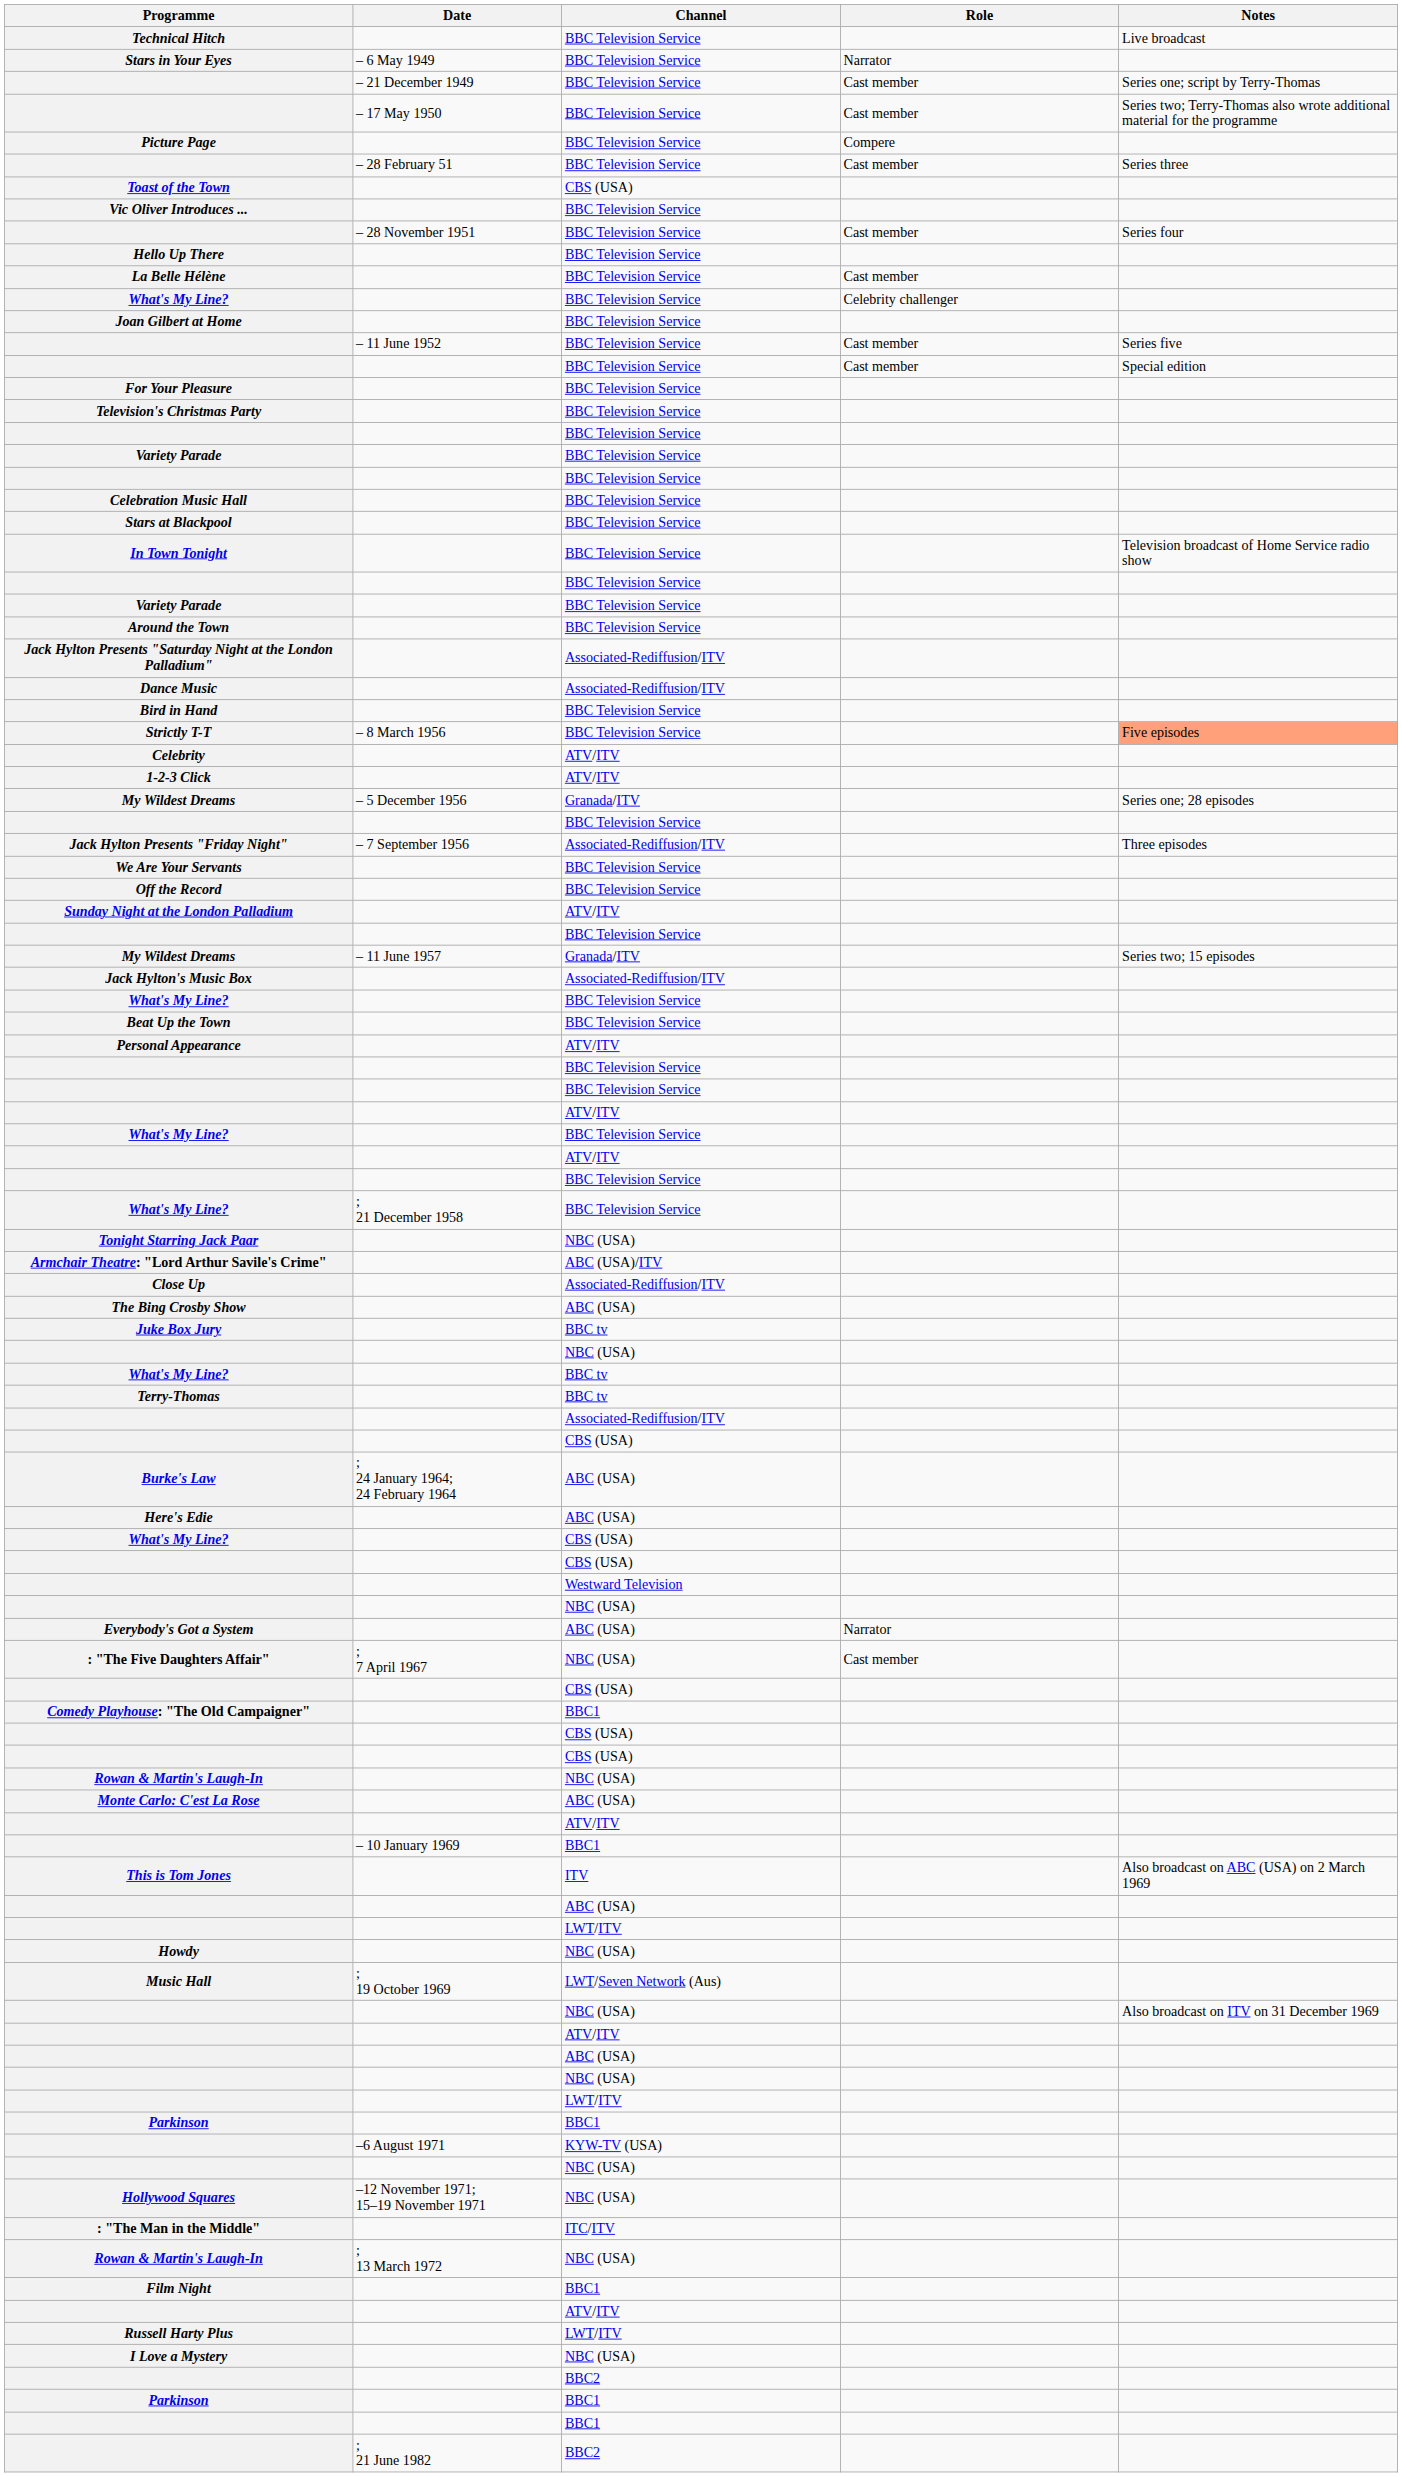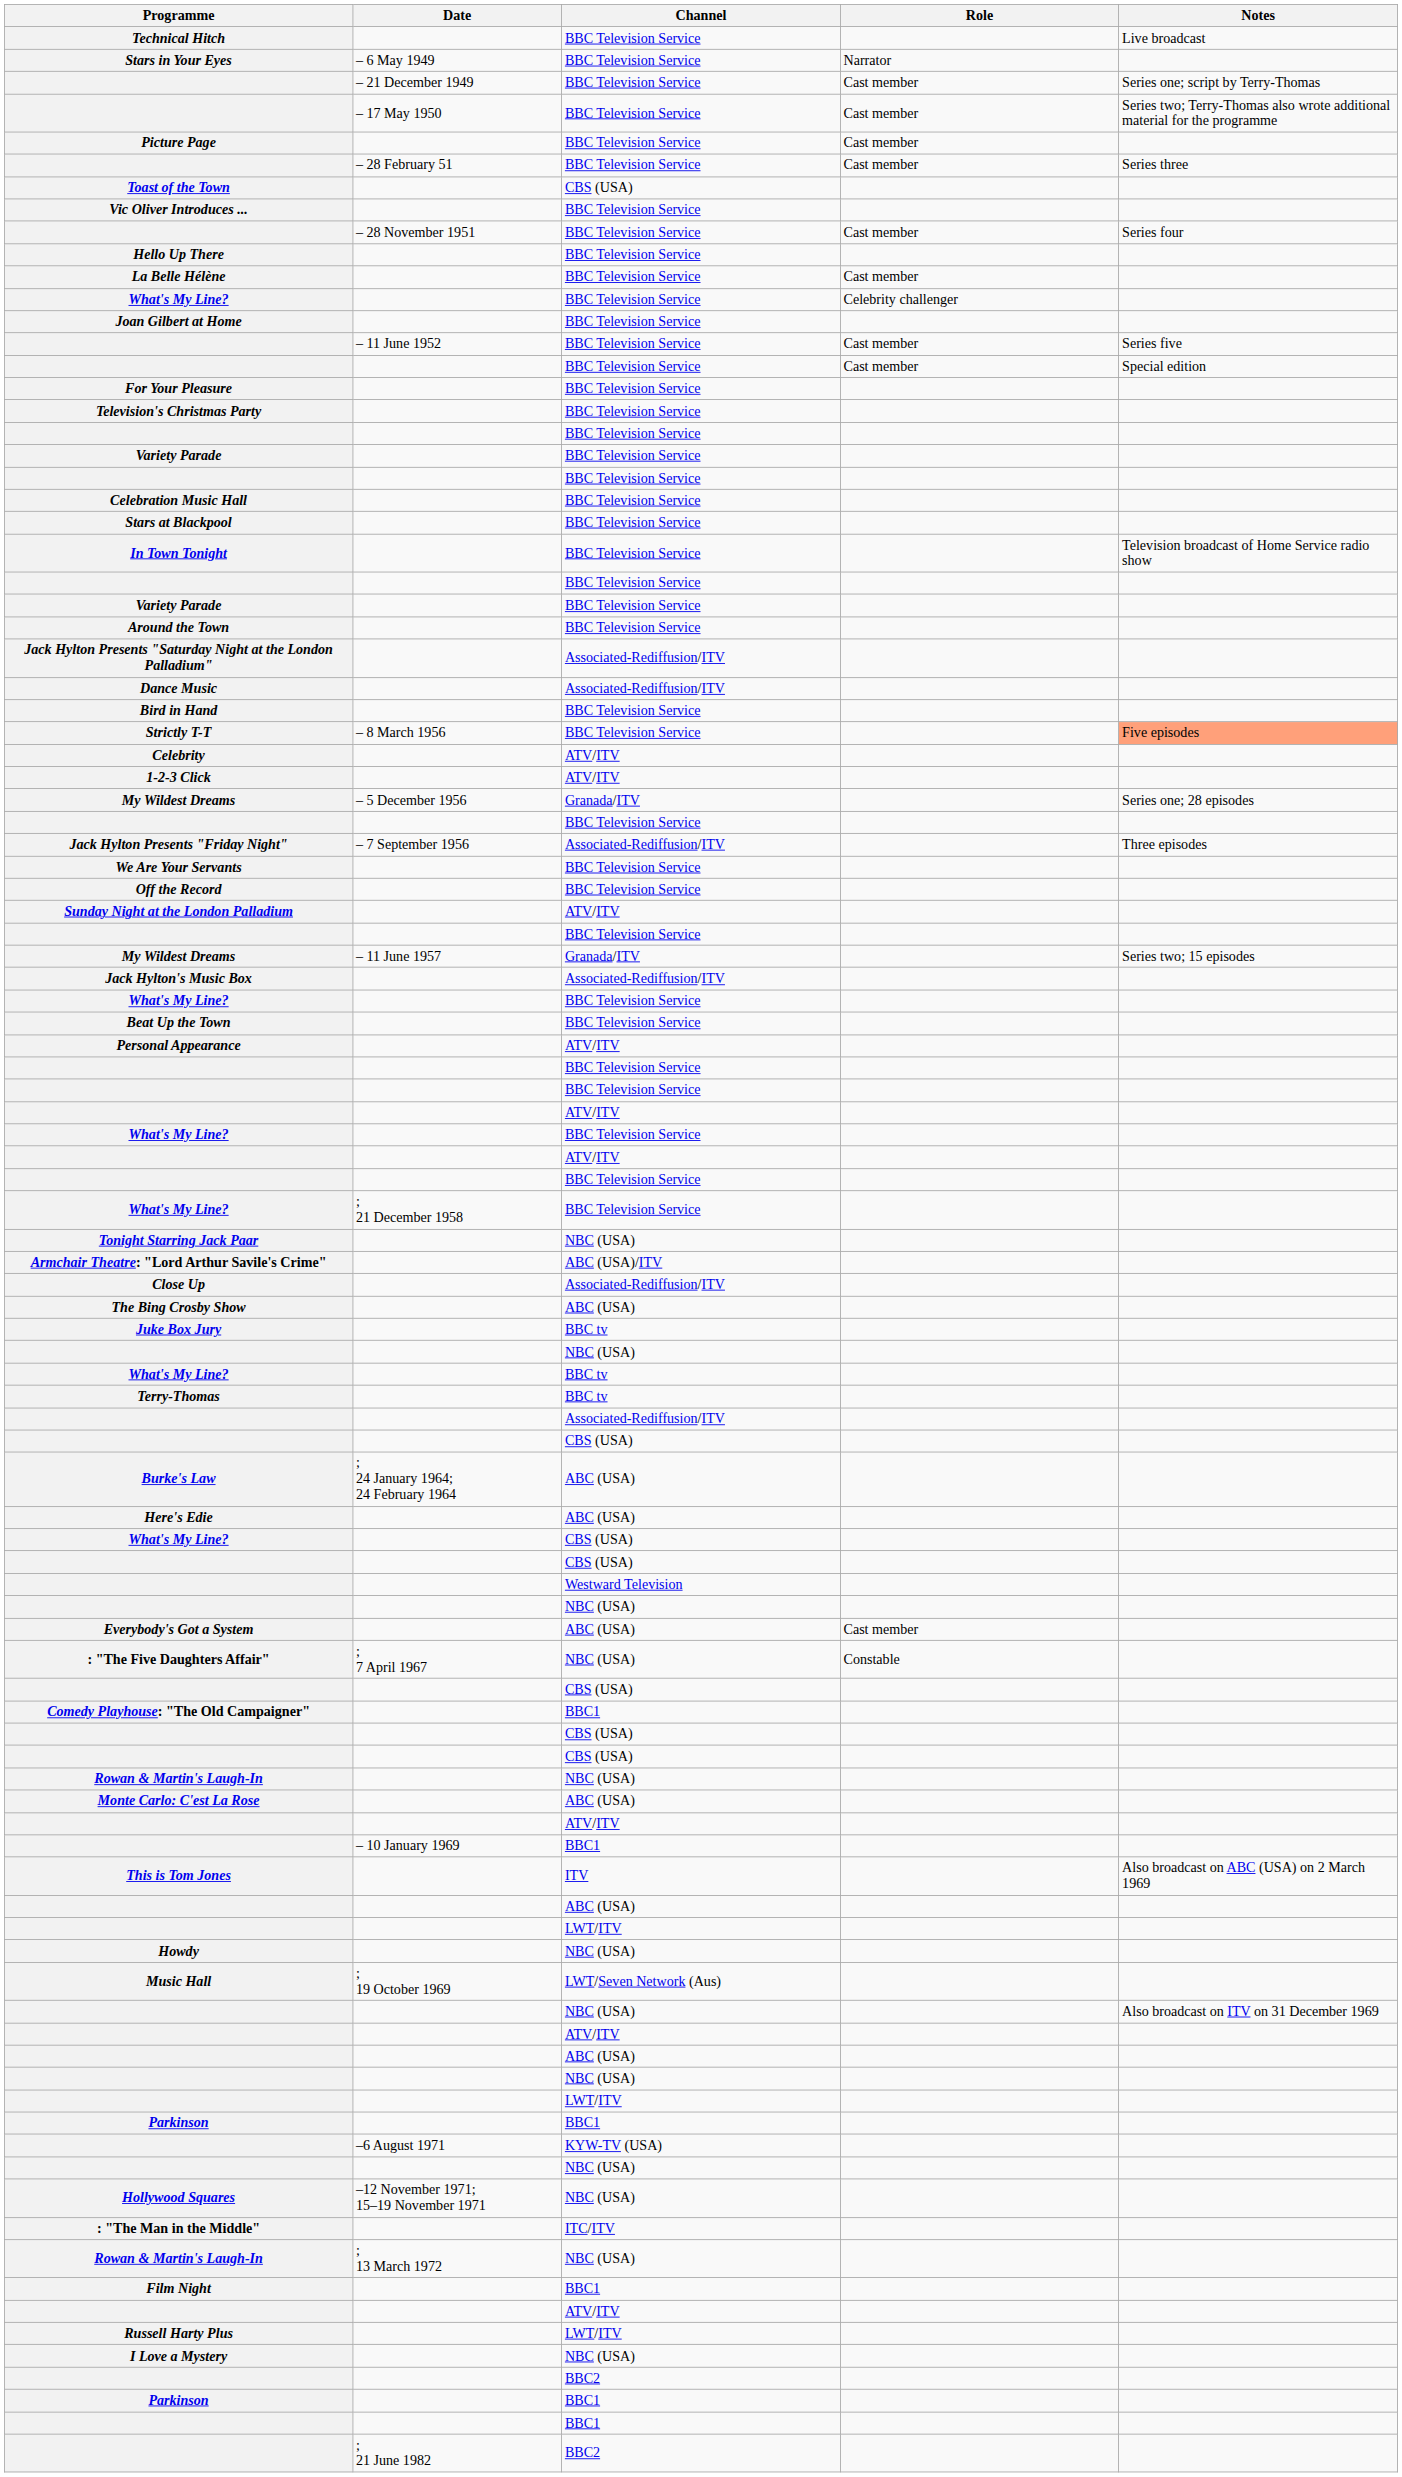(869, 143) Compere -> (881, 143) Cast member
(867, 1629) Narrator -> (881, 1629) Cast member
(881, 1659) Cast member -> (872, 1659) Constable
